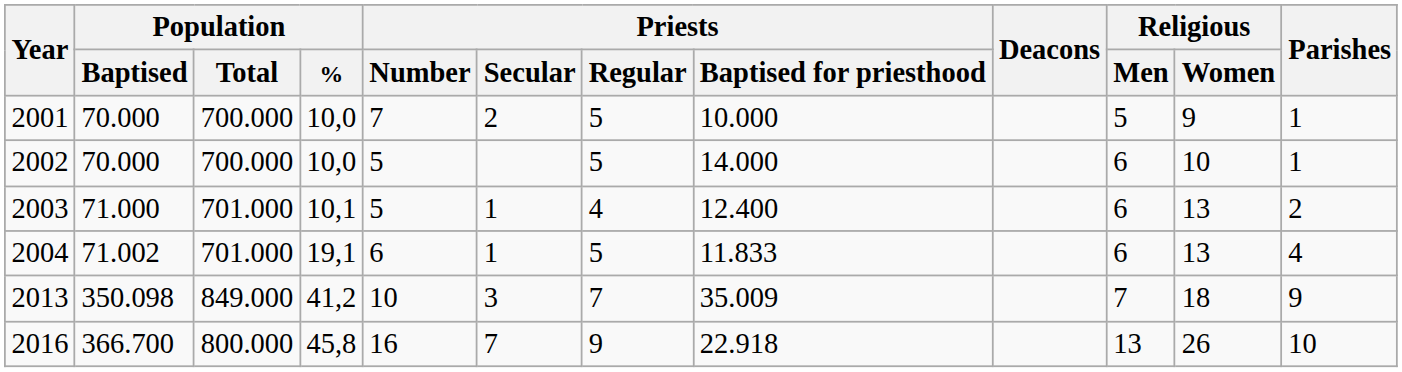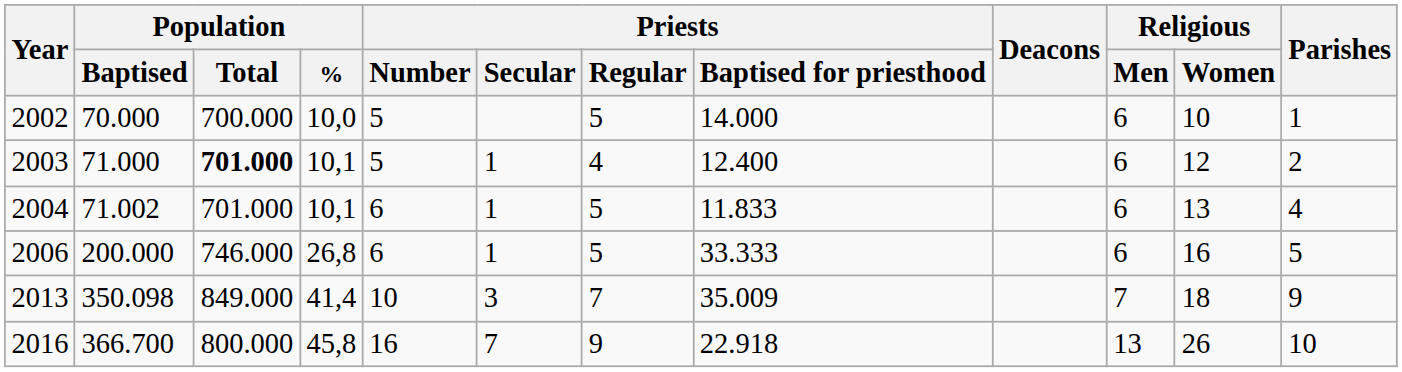- row: (40, 117)
(247, 207) normal -> (247, 162) bold
(1196, 207) 13 -> (1196, 162) 12
(331, 252) 19,1 -> (331, 207) 10,1
+ row: (40, 252)
(331, 298) 41,2 -> (331, 298) 41,4
